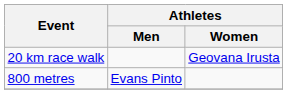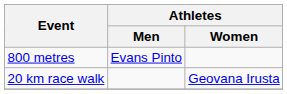rows swapped: (41, 79) <-> (56, 58)
